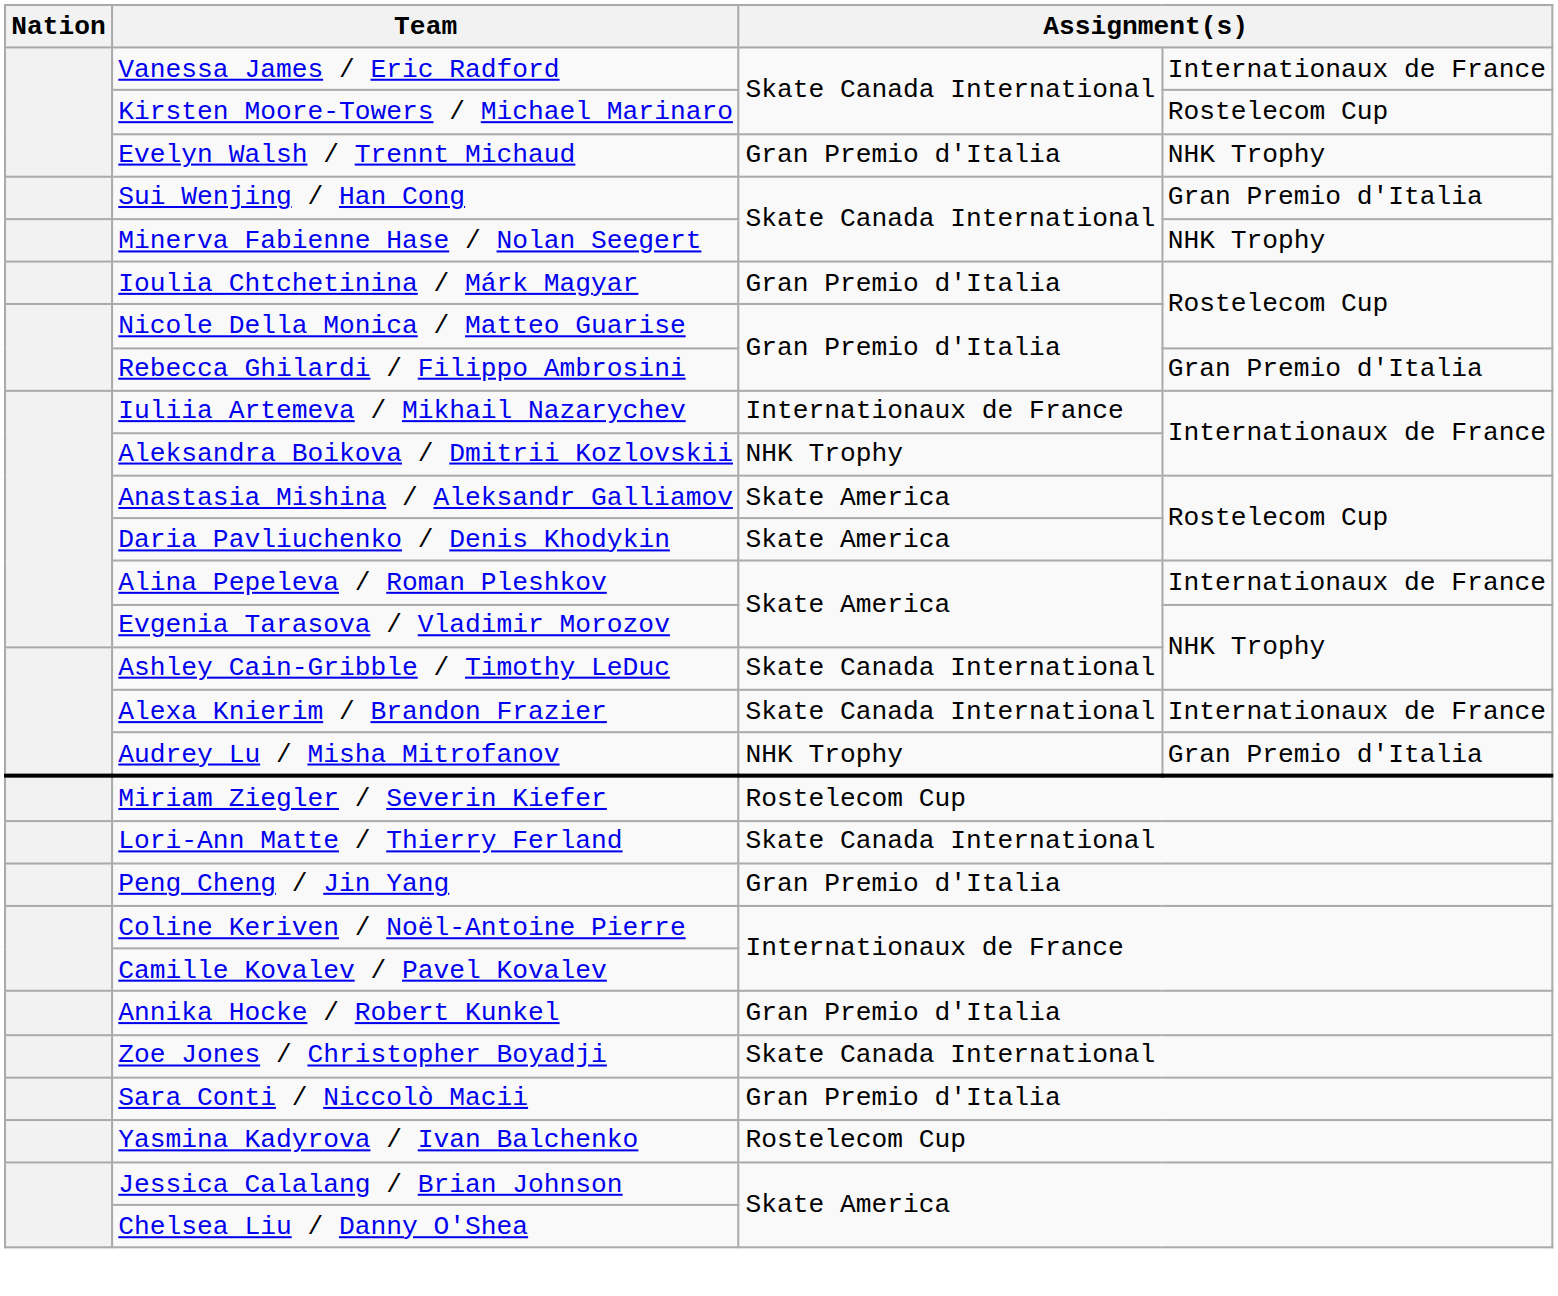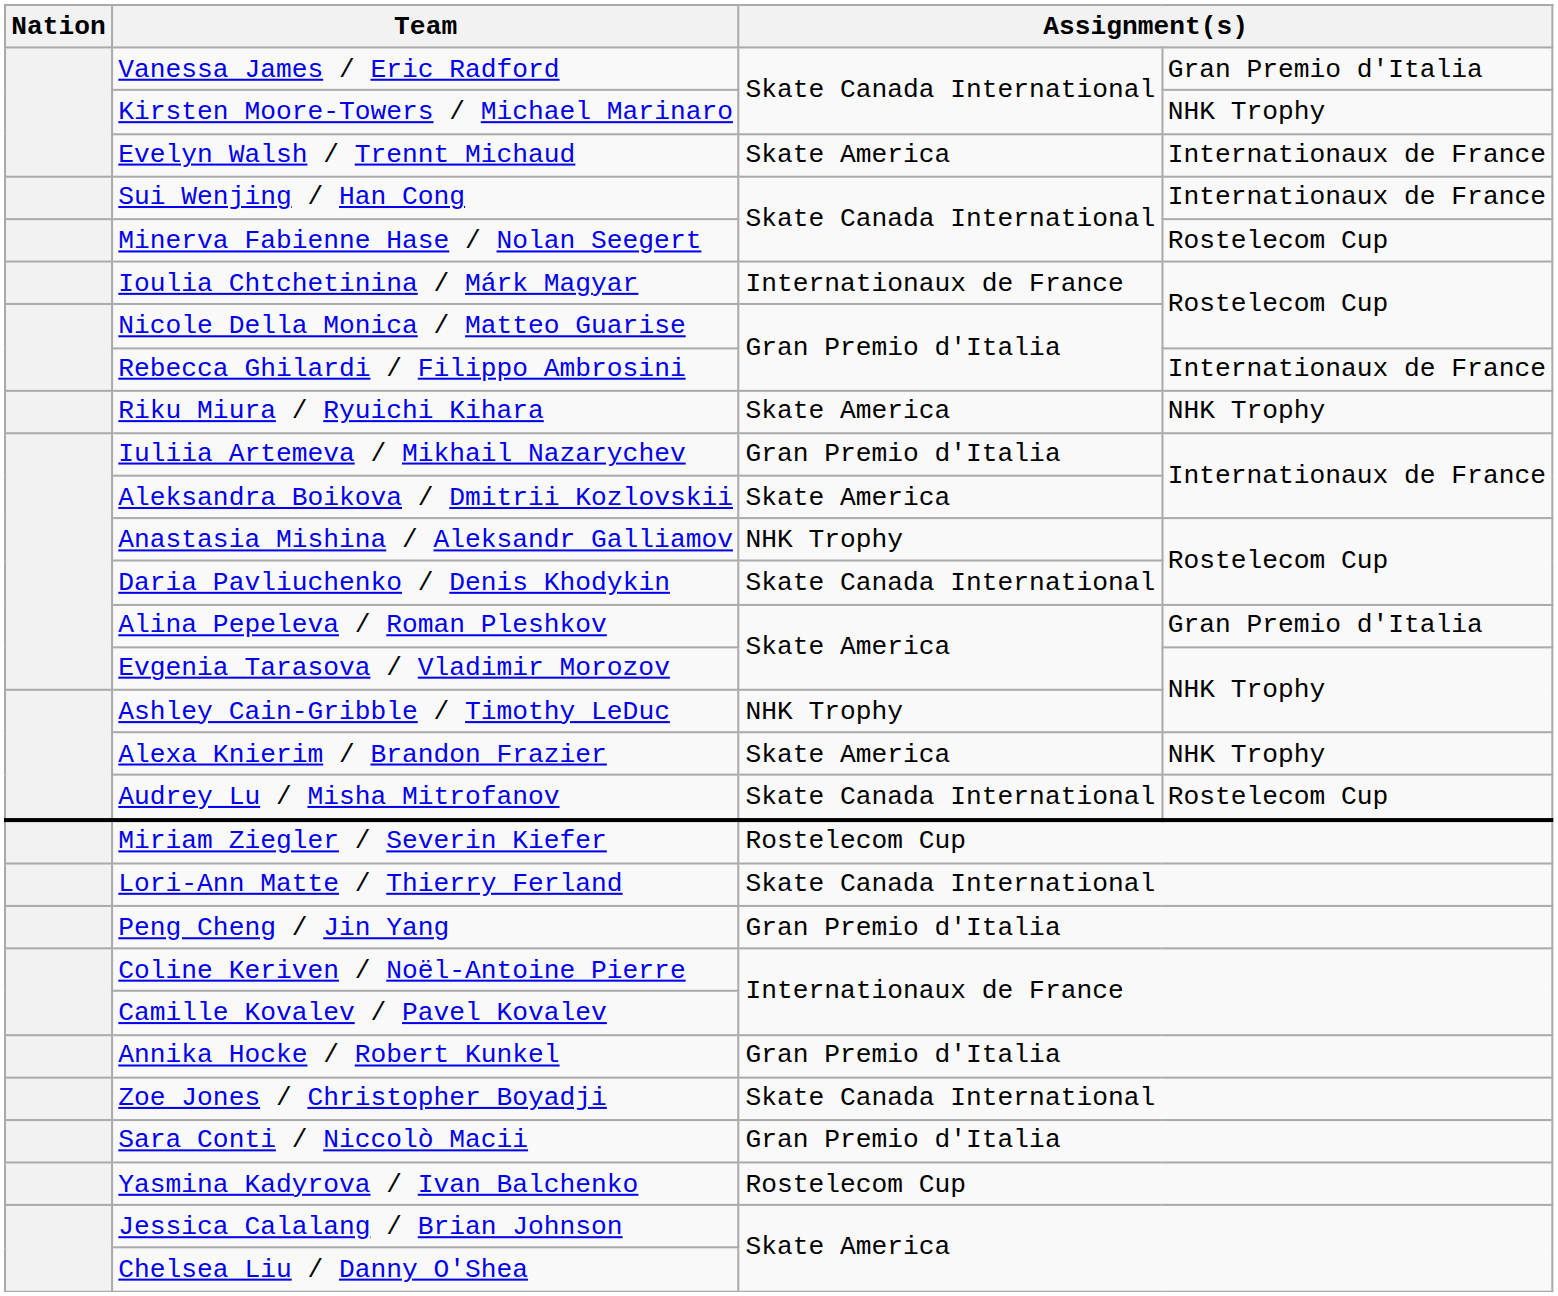(1357, 69) Internationaux de France -> (1325, 69) Gran Premio d'Italia
(1278, 112) Rostelecom Cup -> (1247, 112) NHK Trophy
(903, 155) Gran Premio d'Italia -> (848, 155) Skate America
(1247, 155) NHK Trophy -> (1357, 155) Internationaux de France
(1325, 198) Gran Premio d'Italia -> (1357, 198) Internationaux de France
(1247, 240) NHK Trophy -> (1278, 240) Rostelecom Cup
(903, 283) Gran Premio d'Italia -> (935, 283) Internationaux de France
(1325, 369) Gran Premio d'Italia -> (1357, 369) Internationaux de France
+ row: (331, 412)
(935, 412) Internationaux de France -> (903, 454) Gran Premio d'Italia
(824, 454) NHK Trophy -> (848, 497) Skate America
(848, 497) Skate America -> (824, 540) NHK Trophy
(848, 540) Skate America -> (950, 583) Skate Canada International
(1357, 583) Internationaux de France -> (1325, 626) Gran Premio d'Italia
(950, 668) Skate Canada International -> (824, 711) NHK Trophy
(950, 711) Skate Canada International -> (848, 754) Skate America
(1357, 711) Internationaux de France -> (1247, 754) NHK Trophy
(824, 754) NHK Trophy -> (950, 797) Skate Canada International
(1325, 754) Gran Premio d'Italia -> (1278, 797) Rostelecom Cup
